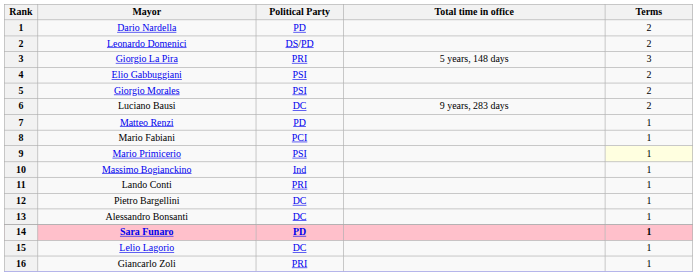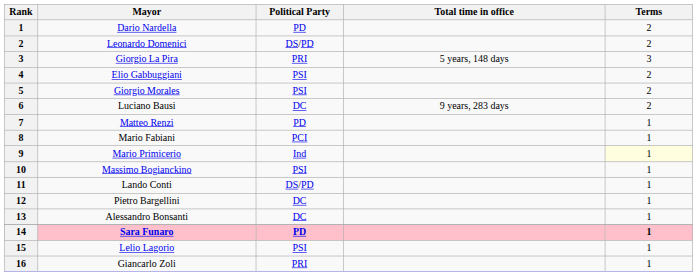(300, 153) PSI -> (300, 153) Ind
(300, 169) Ind -> (300, 169) PSI
(300, 185) PRI -> (300, 185) DS/PD
(300, 248) DC -> (300, 248) PSI
